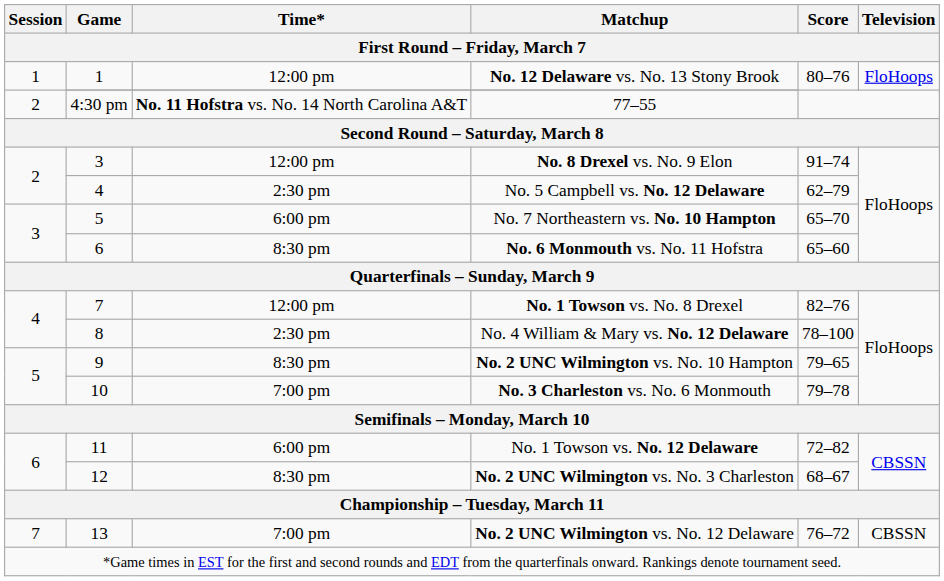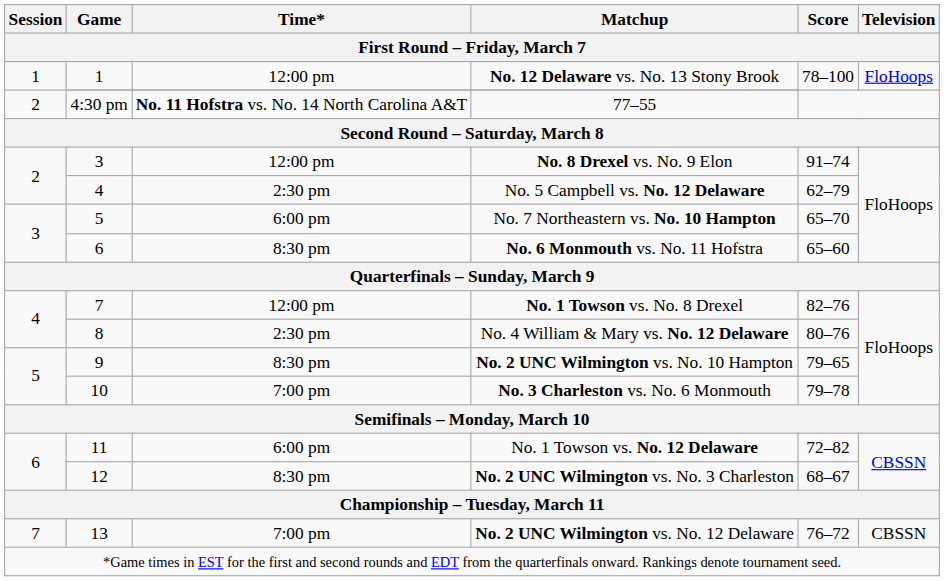(828, 76) 80–76 -> (828, 76) 78–100
(828, 333) 78–100 -> (828, 333) 80–76
